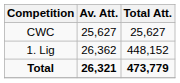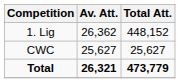rows swapped: (41, 50) <-> (41, 31)
